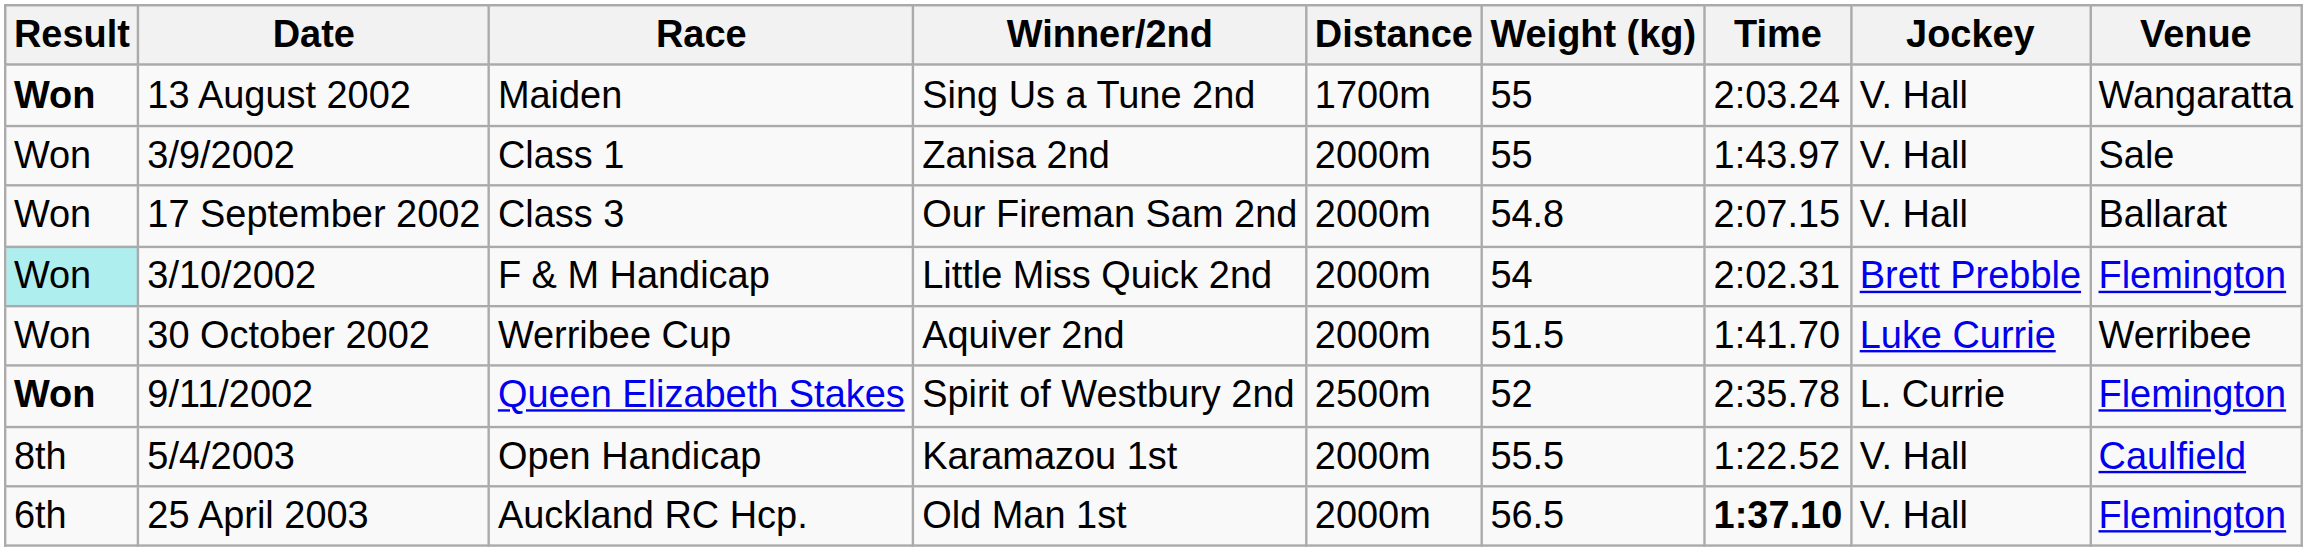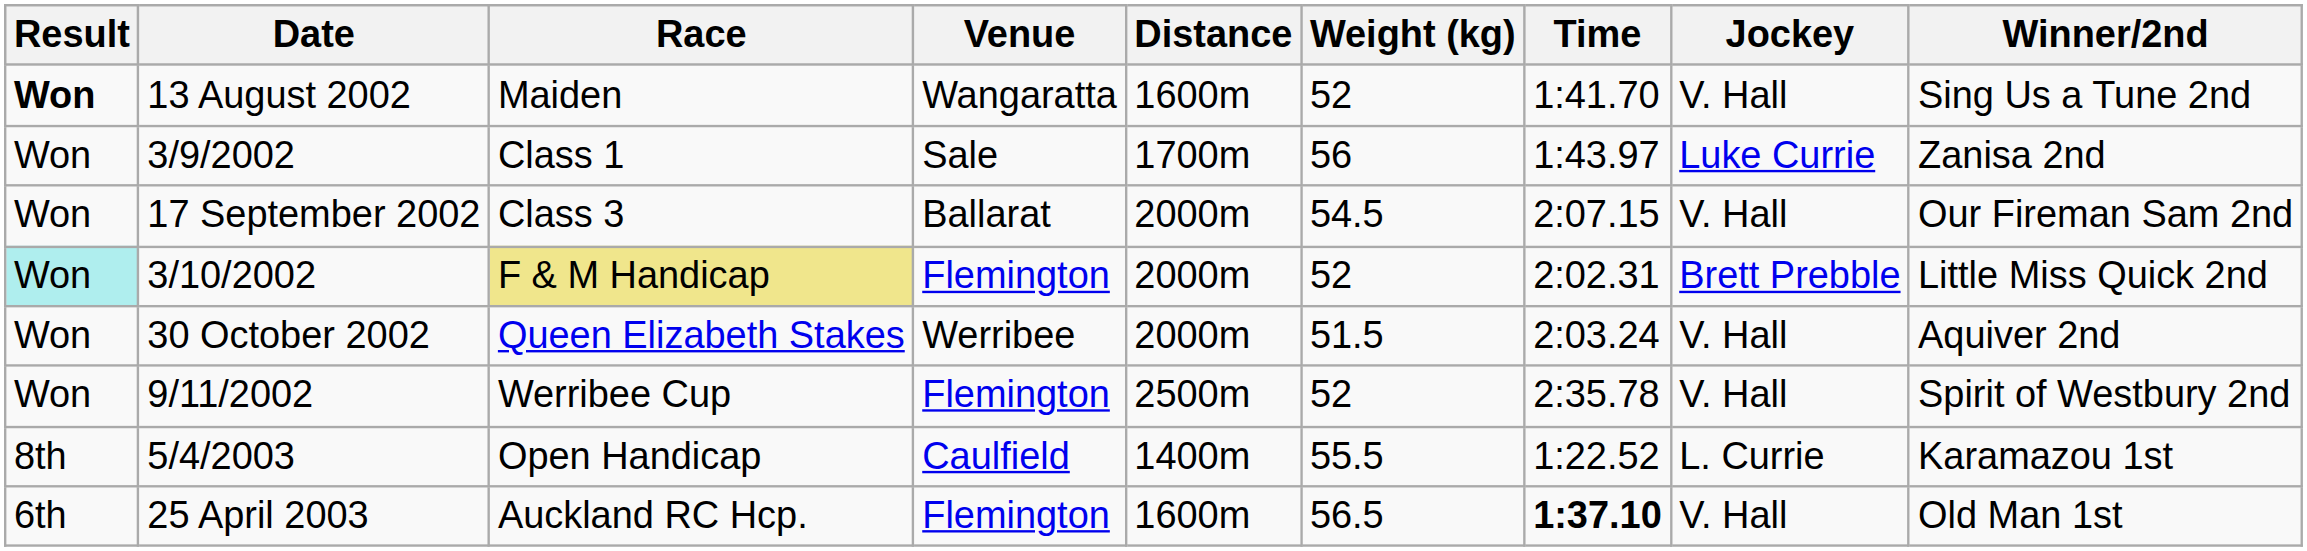columns swapped: (2196, 34) <-> (1110, 34)
(1373, 94) 1700m -> (1192, 94) 1600m
(1511, 94) 55 -> (1331, 94) 52
(1777, 94) 2:03.24 -> (1596, 94) 1:41.70
(1373, 154) 2000m -> (1192, 154) 1700m
(1511, 154) 55 -> (1331, 154) 56
(1914, 154) V. Hall -> (1777, 154) Luke Currie
(1527, 214) 54.8 -> (1347, 214) 54.5
(634, 275) no background -> (634, 275) khaki background
(1511, 275) 54 -> (1331, 275) 52
(615, 335) Werribee Cup -> (701, 335) Queen Elizabeth Stakes
(1777, 335) 1:41.70 -> (1596, 335) 2:03.24
(1958, 335) Luke Currie -> (1733, 335) V. Hall
(55, 395) bold -> (53, 395) normal
(701, 395) Queen Elizabeth Stakes -> (615, 395) Werribee Cup
(1932, 395) L. Currie -> (1733, 395) V. Hall
(1373, 455) 2000m -> (1192, 455) 1400m
(1914, 455) V. Hall -> (1752, 455) L. Currie
(1373, 515) 2000m -> (1192, 515) 1600m
